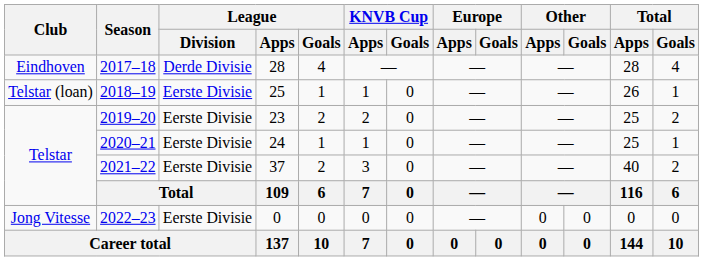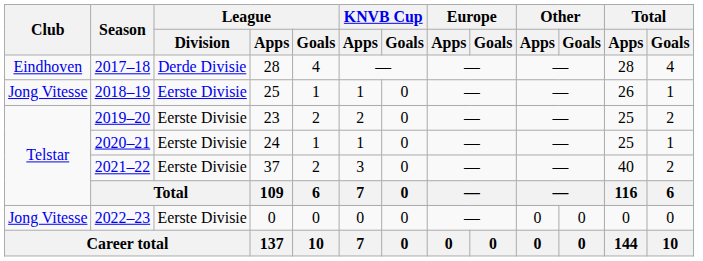(50, 92) Telstar (loan) -> (48, 92) Jong Vitesse
